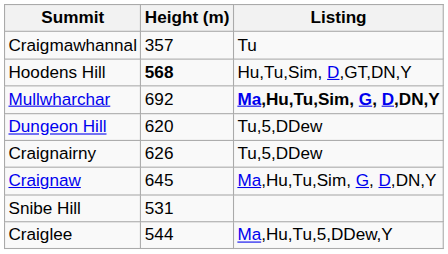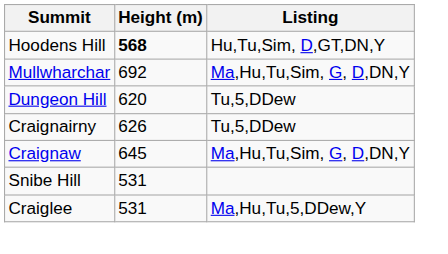- row: (73, 45)
(339, 99) bold -> (310, 72) normal
(159, 235) 544 -> (132, 208) 531
